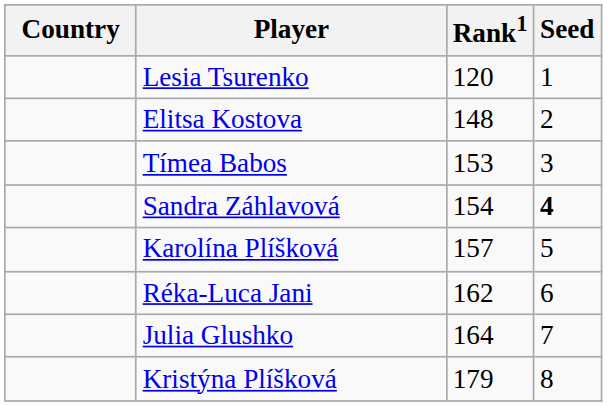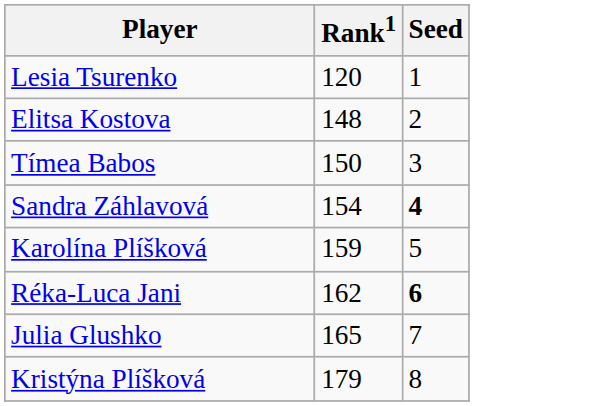- column: (71, 29)
(473, 162) 153 -> (342, 162) 150
(473, 249) 157 -> (342, 249) 159
(547, 292) normal -> (415, 292) bold
(473, 335) 164 -> (342, 335) 165
